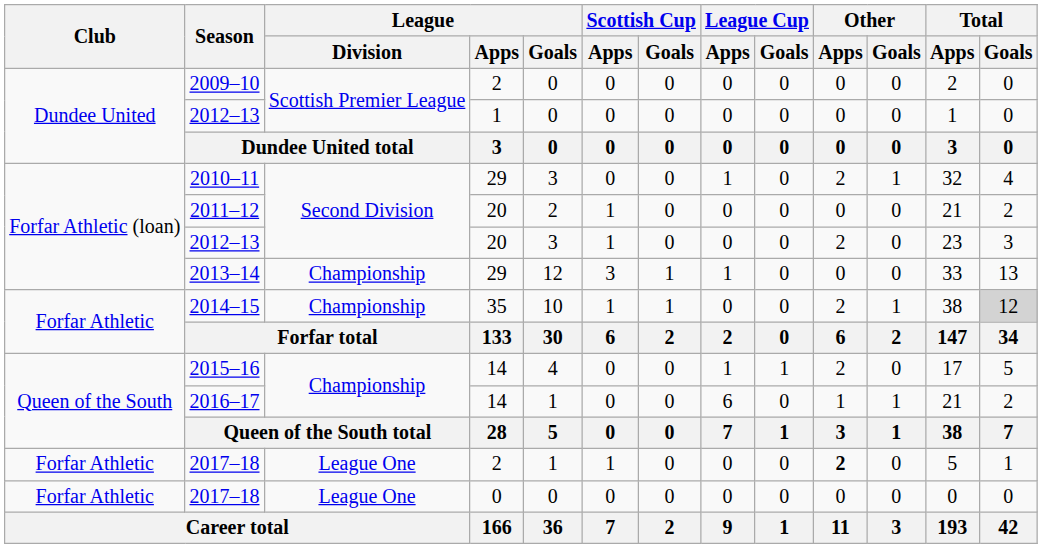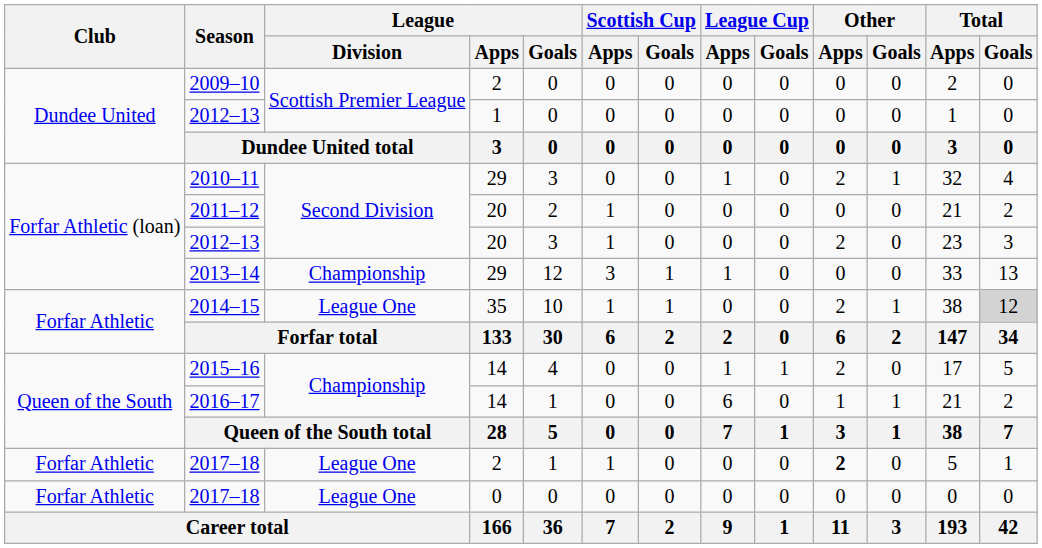(367, 305) Championship -> (367, 305) League One
